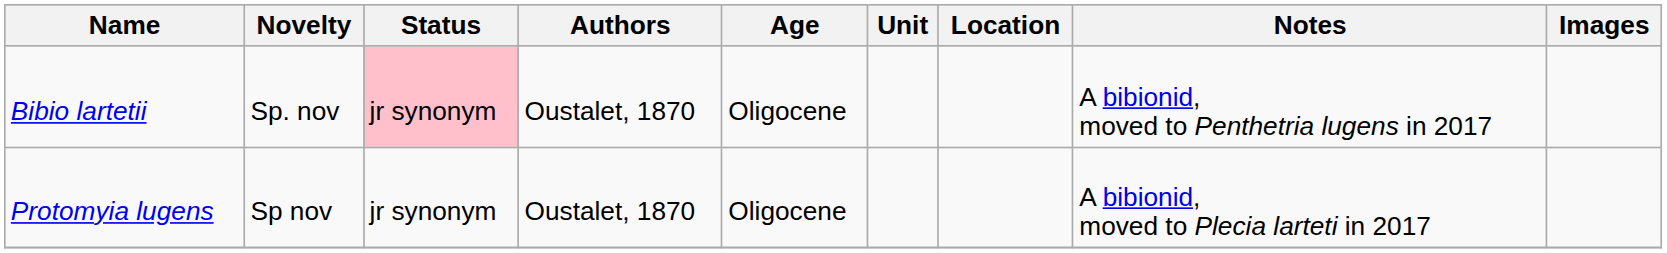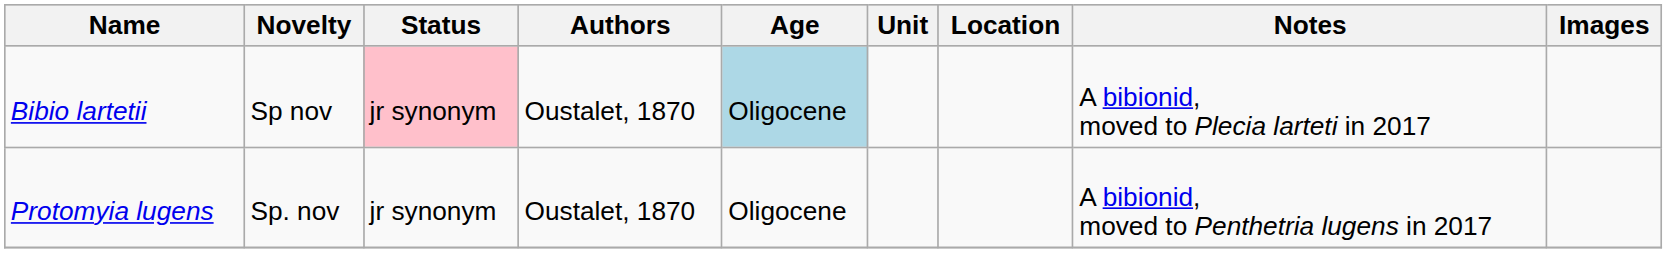(295, 111) Sp. nov -> (291, 111) Sp nov
(787, 111) no background -> (787, 111) lightblue background
(1286, 111) A bibionid, moved to Penthetria lugens in 2017 -> (1255, 111) A bibionid, moved to Plecia larteti in 2017
(291, 211) Sp nov -> (295, 211) Sp. nov
(1255, 211) A bibionid, moved to Plecia larteti in 2017 -> (1286, 211) A bibionid, moved to Penthetria lugens in 2017
